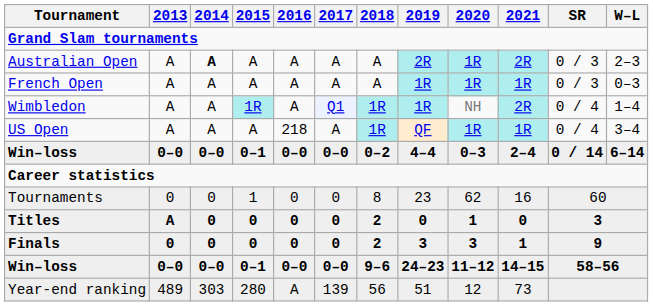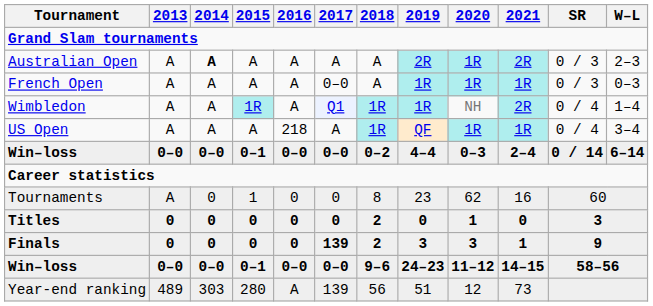(336, 84) A -> (336, 84) 0–0
(170, 198) 0 -> (170, 198) A
(170, 221) A -> (170, 221) 0
(336, 244) 0 -> (336, 244) 139
